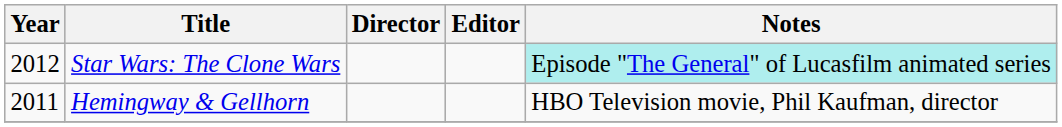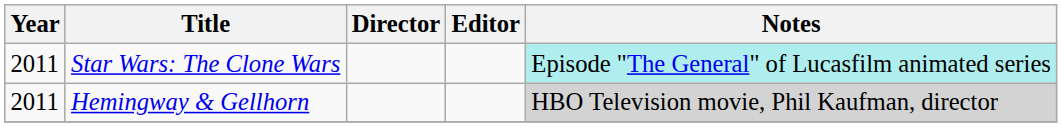(35, 63) 2012 -> (35, 63) 2011
(765, 102) no background -> (765, 102) lightgrey background
